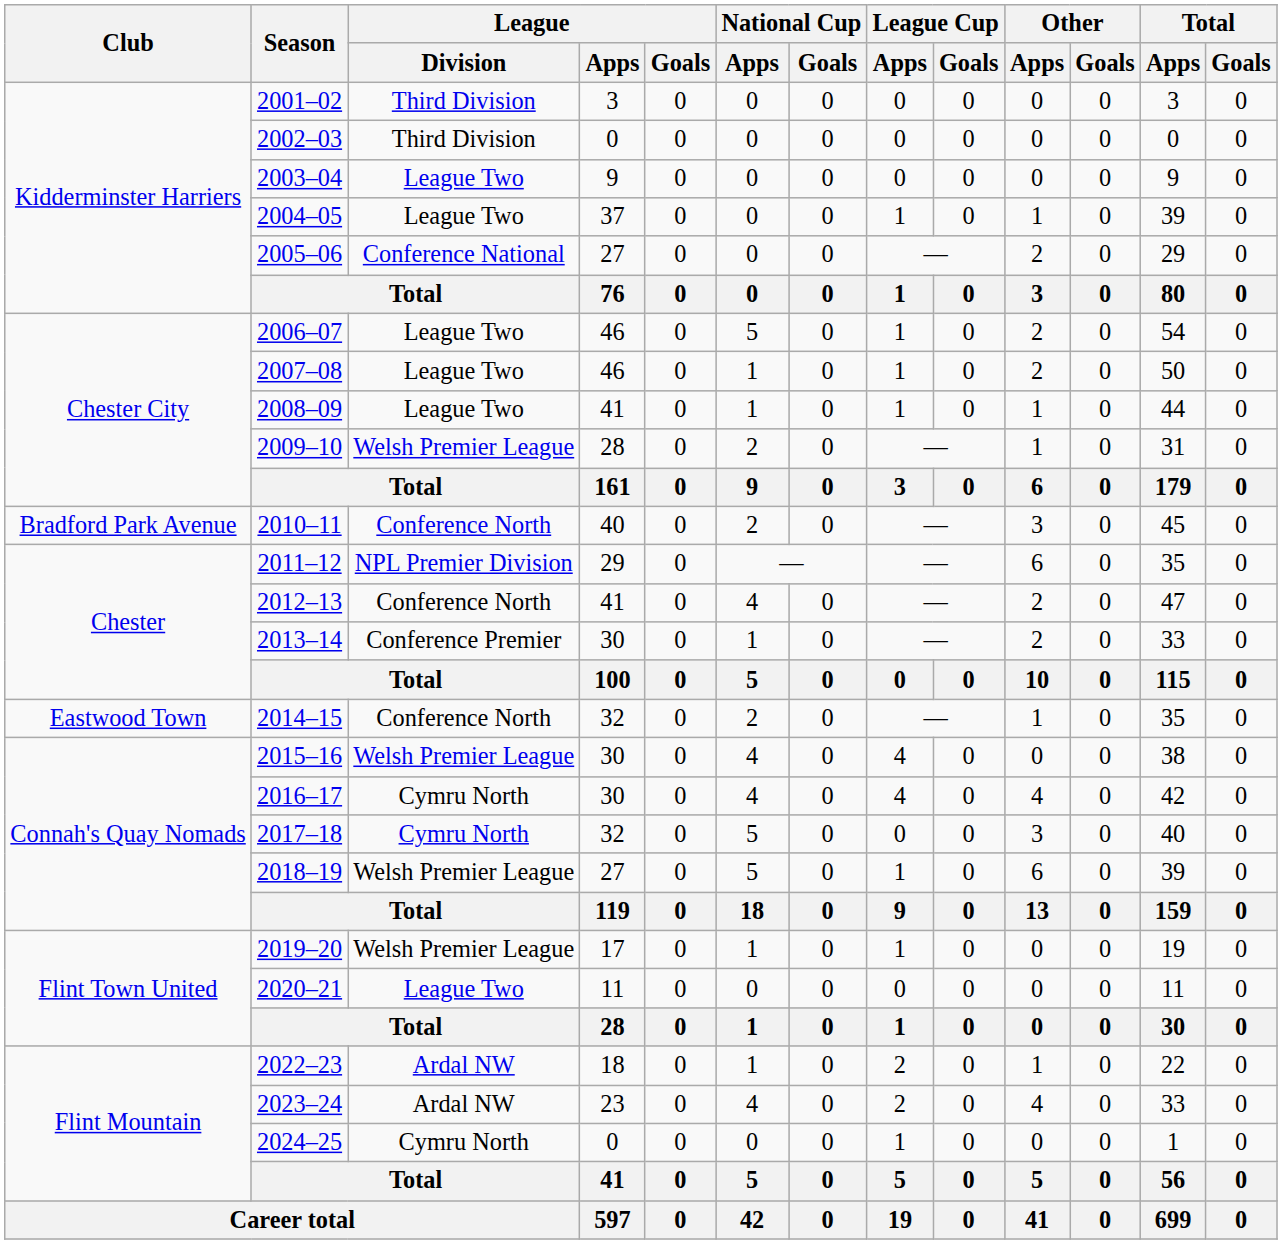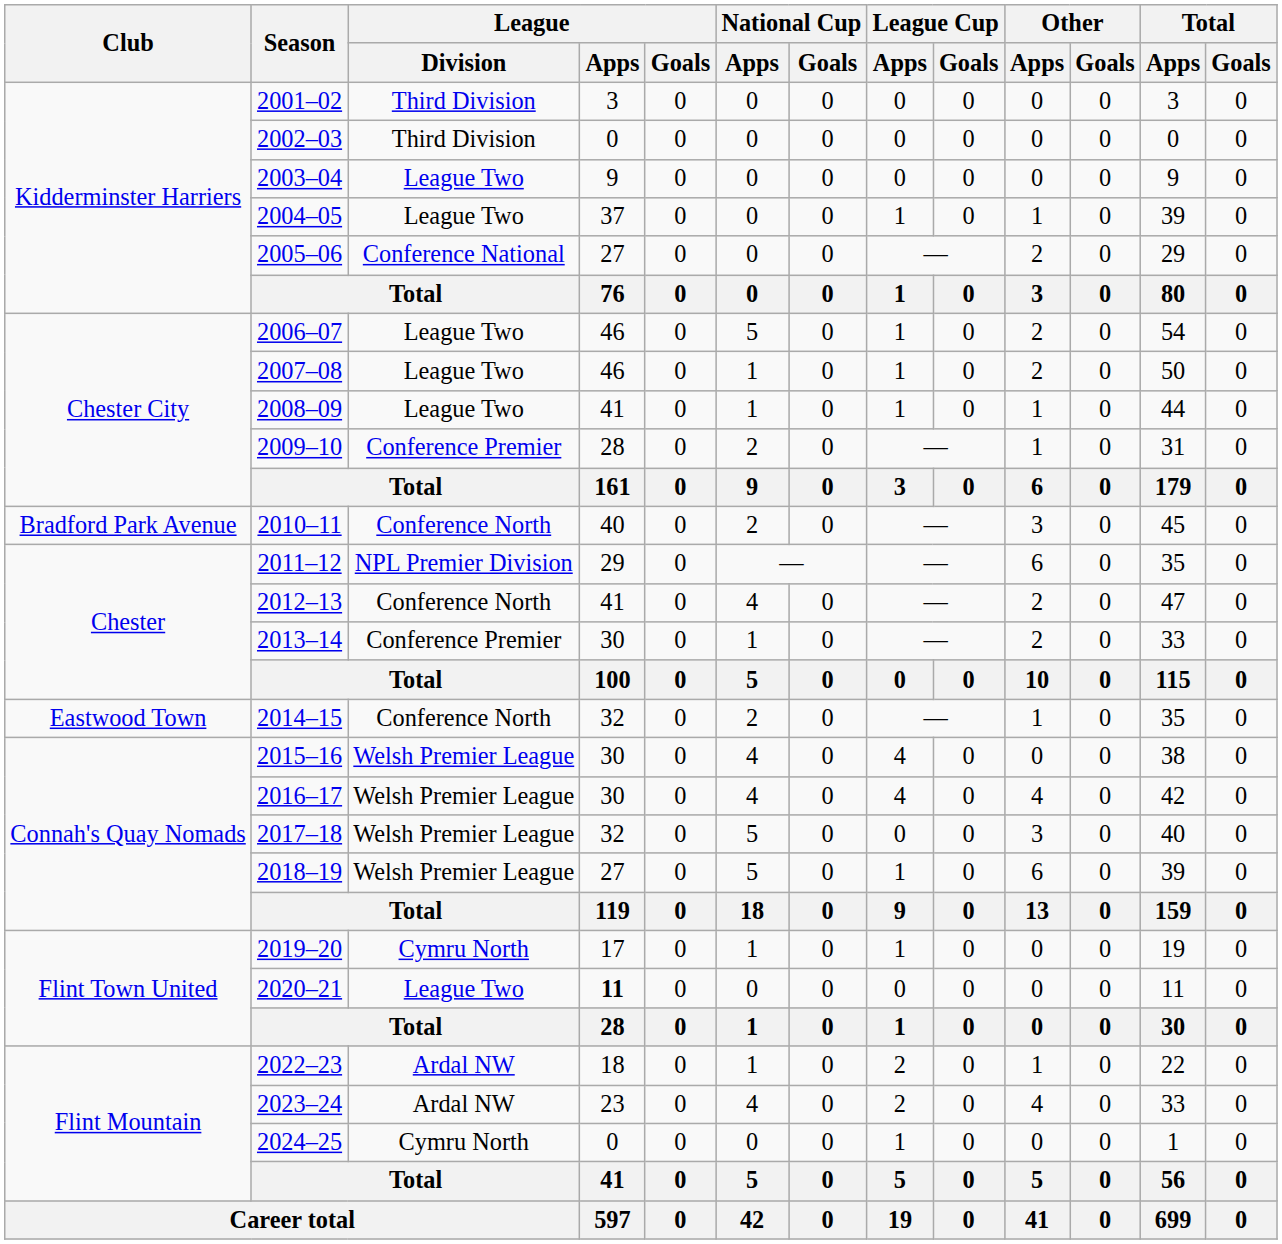(464, 448) Welsh Premier League -> (464, 448) Conference Premier
(464, 795) Cymru North -> (464, 795) Welsh Premier League
(464, 833) Cymru North -> (464, 833) Welsh Premier League
(464, 949) Welsh Premier League -> (464, 949) Cymru North
(612, 988) normal -> (612, 988) bold
